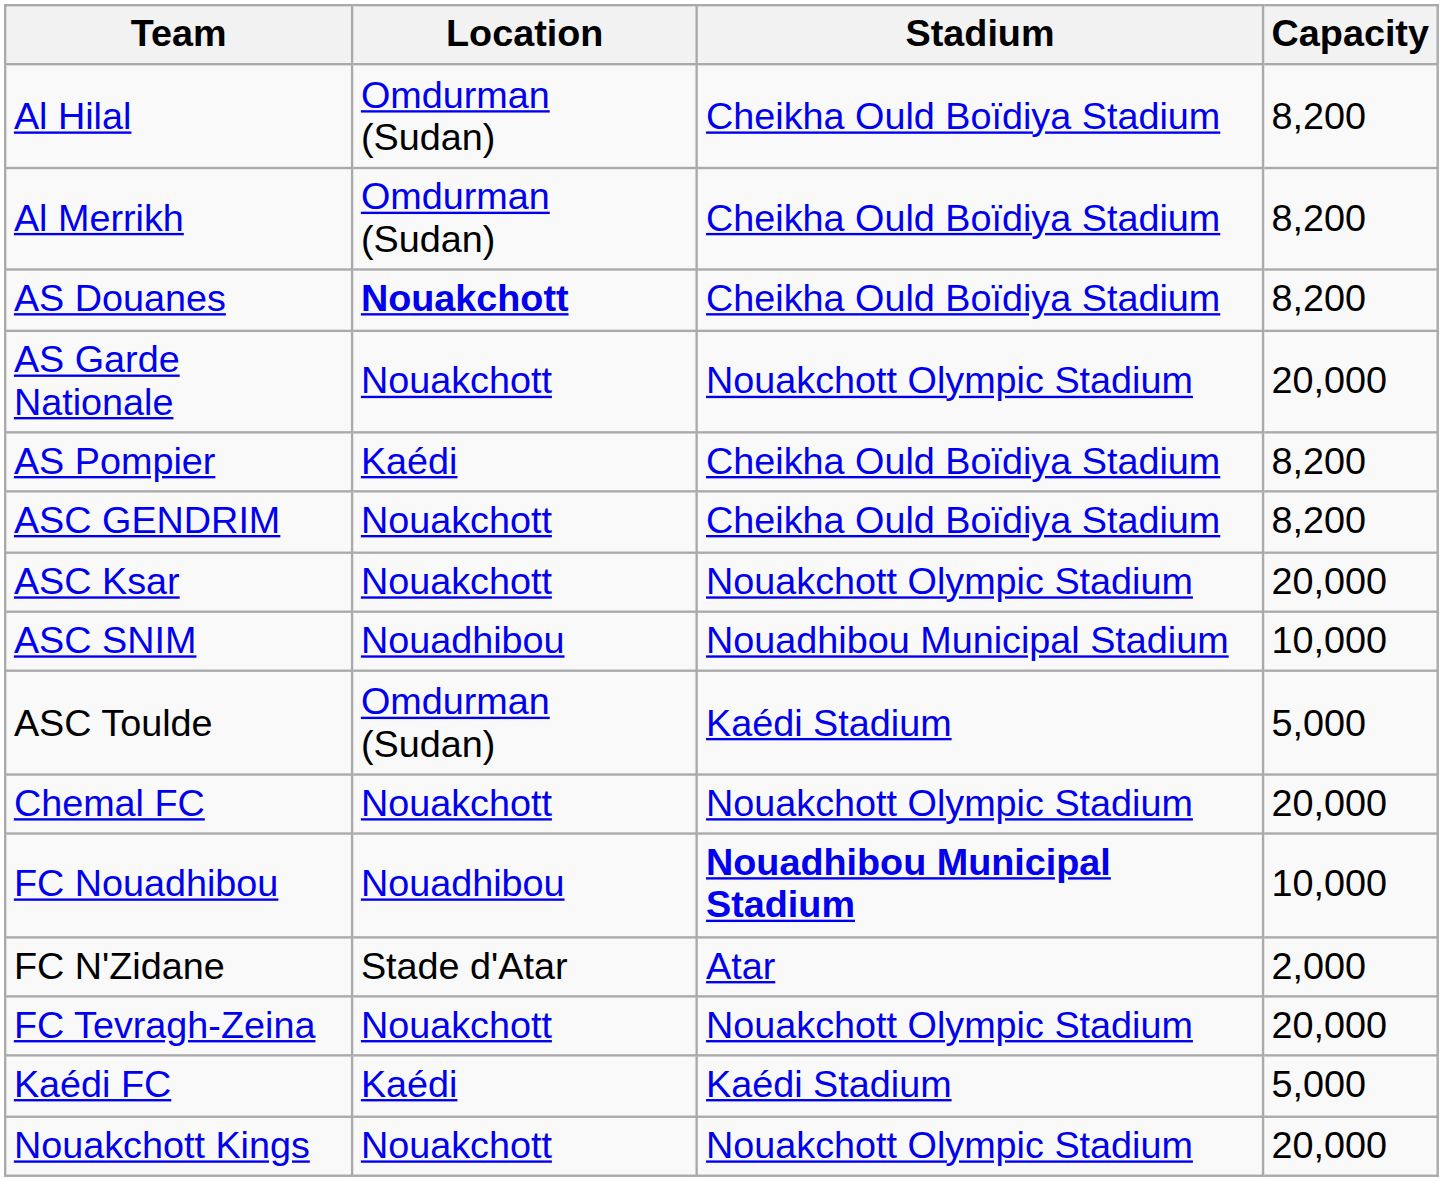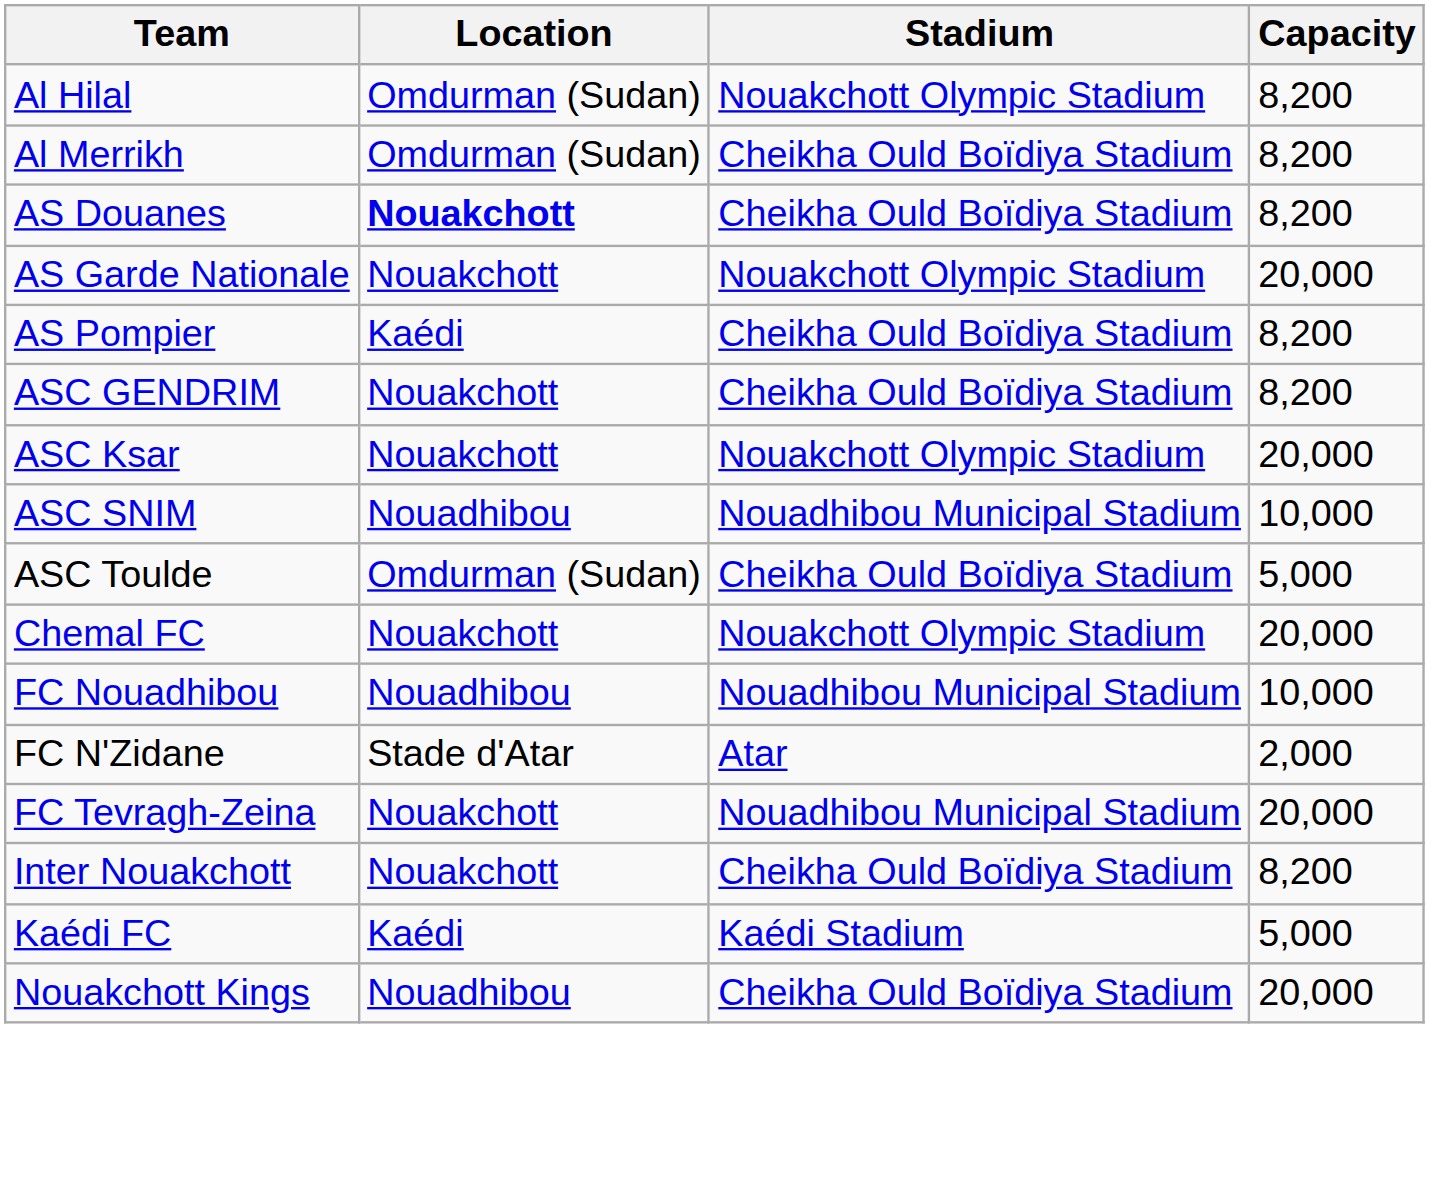(963, 115) Cheikha Ould Boïdiya Stadium -> (962, 94) Nouakchott Olympic Stadium
(829, 722) Kaédi Stadium -> (975, 573) Cheikha Ould Boïdiya Stadium
(908, 884) bold -> (980, 693) normal
(949, 1025) Nouakchott Olympic Stadium -> (980, 812) Nouadhibou Municipal Stadium
+ row: (152, 872)
(456, 1145) Nouakchott -> (469, 992) Nouadhibou
(949, 1145) Nouakchott Olympic Stadium -> (975, 992) Cheikha Ould Boïdiya Stadium
